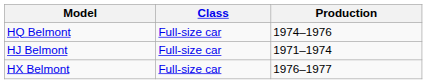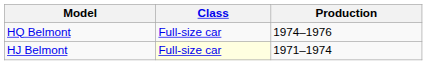(190, 50) no background -> (190, 50) lightyellow background
- row: (38, 69)
